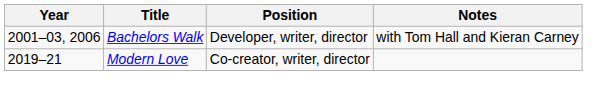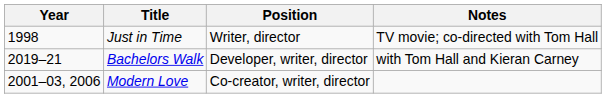+ row: (144, 37)
(54, 37) 2001–03, 2006 -> (35, 59) 2019–21
(35, 59) 2019–21 -> (54, 81) 2001–03, 2006
